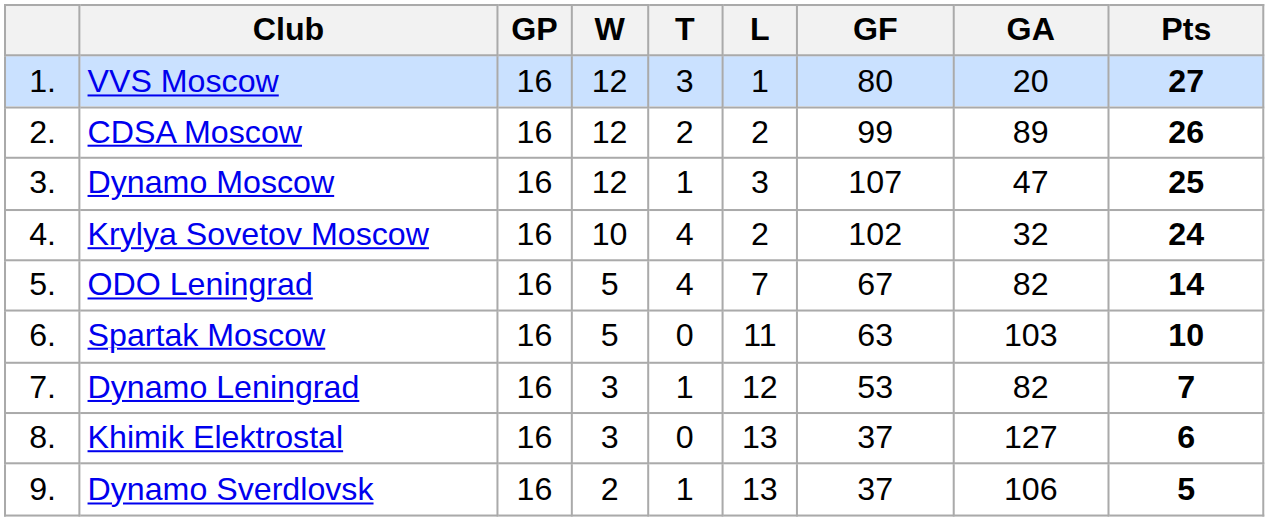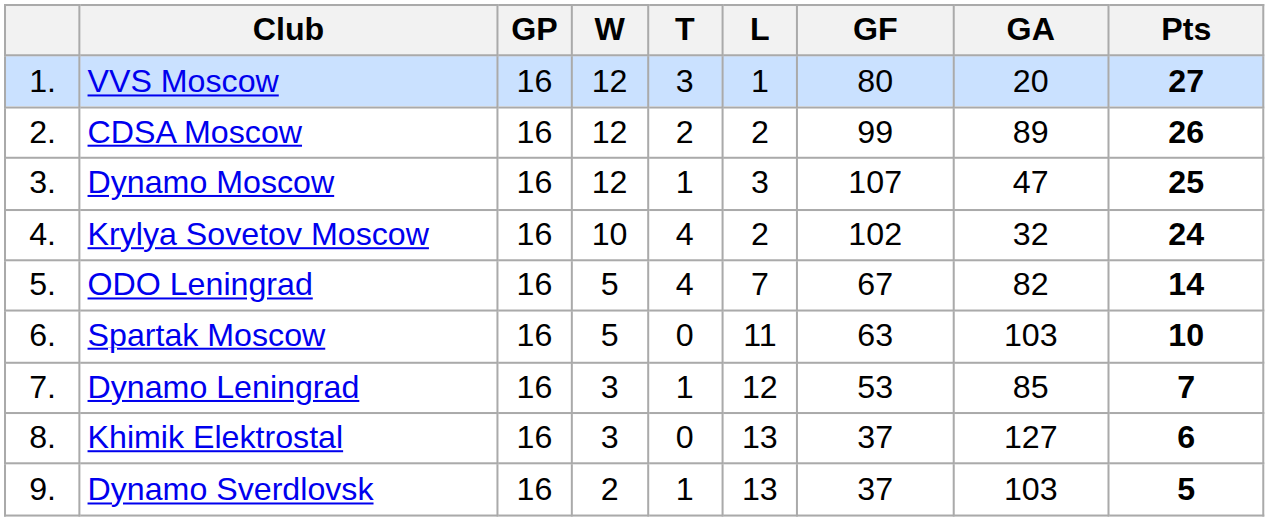(1031, 387) 82 -> (1031, 387) 85
(1031, 489) 106 -> (1031, 489) 103
